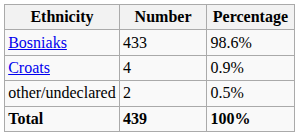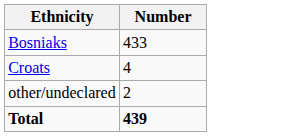- column: (250, 17)
